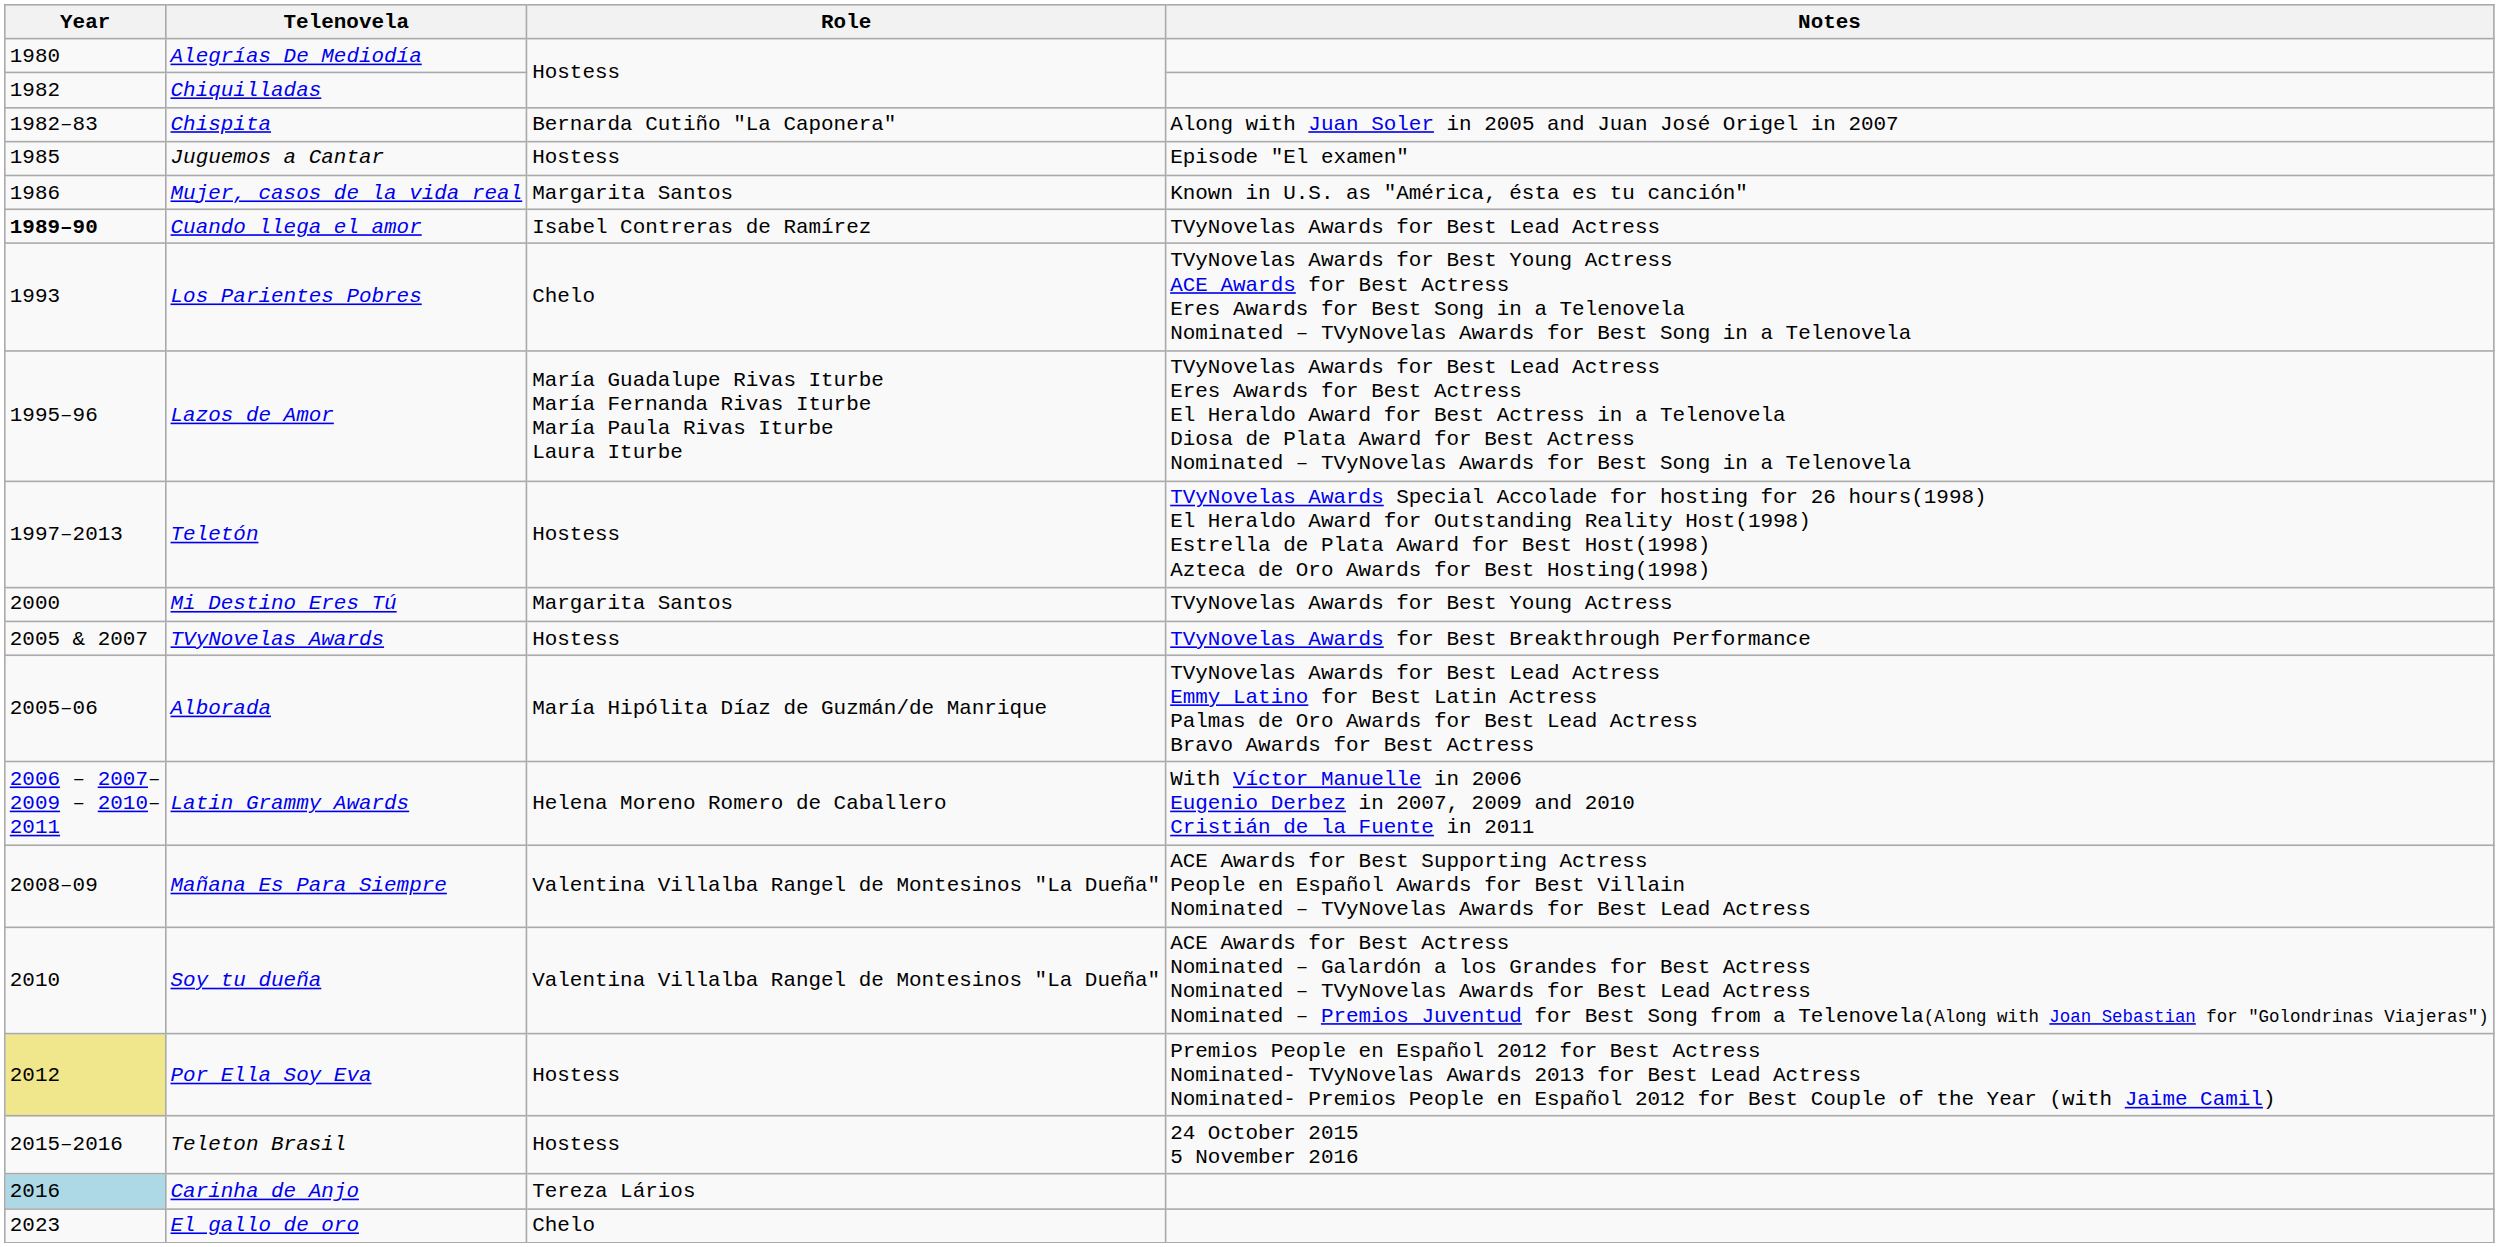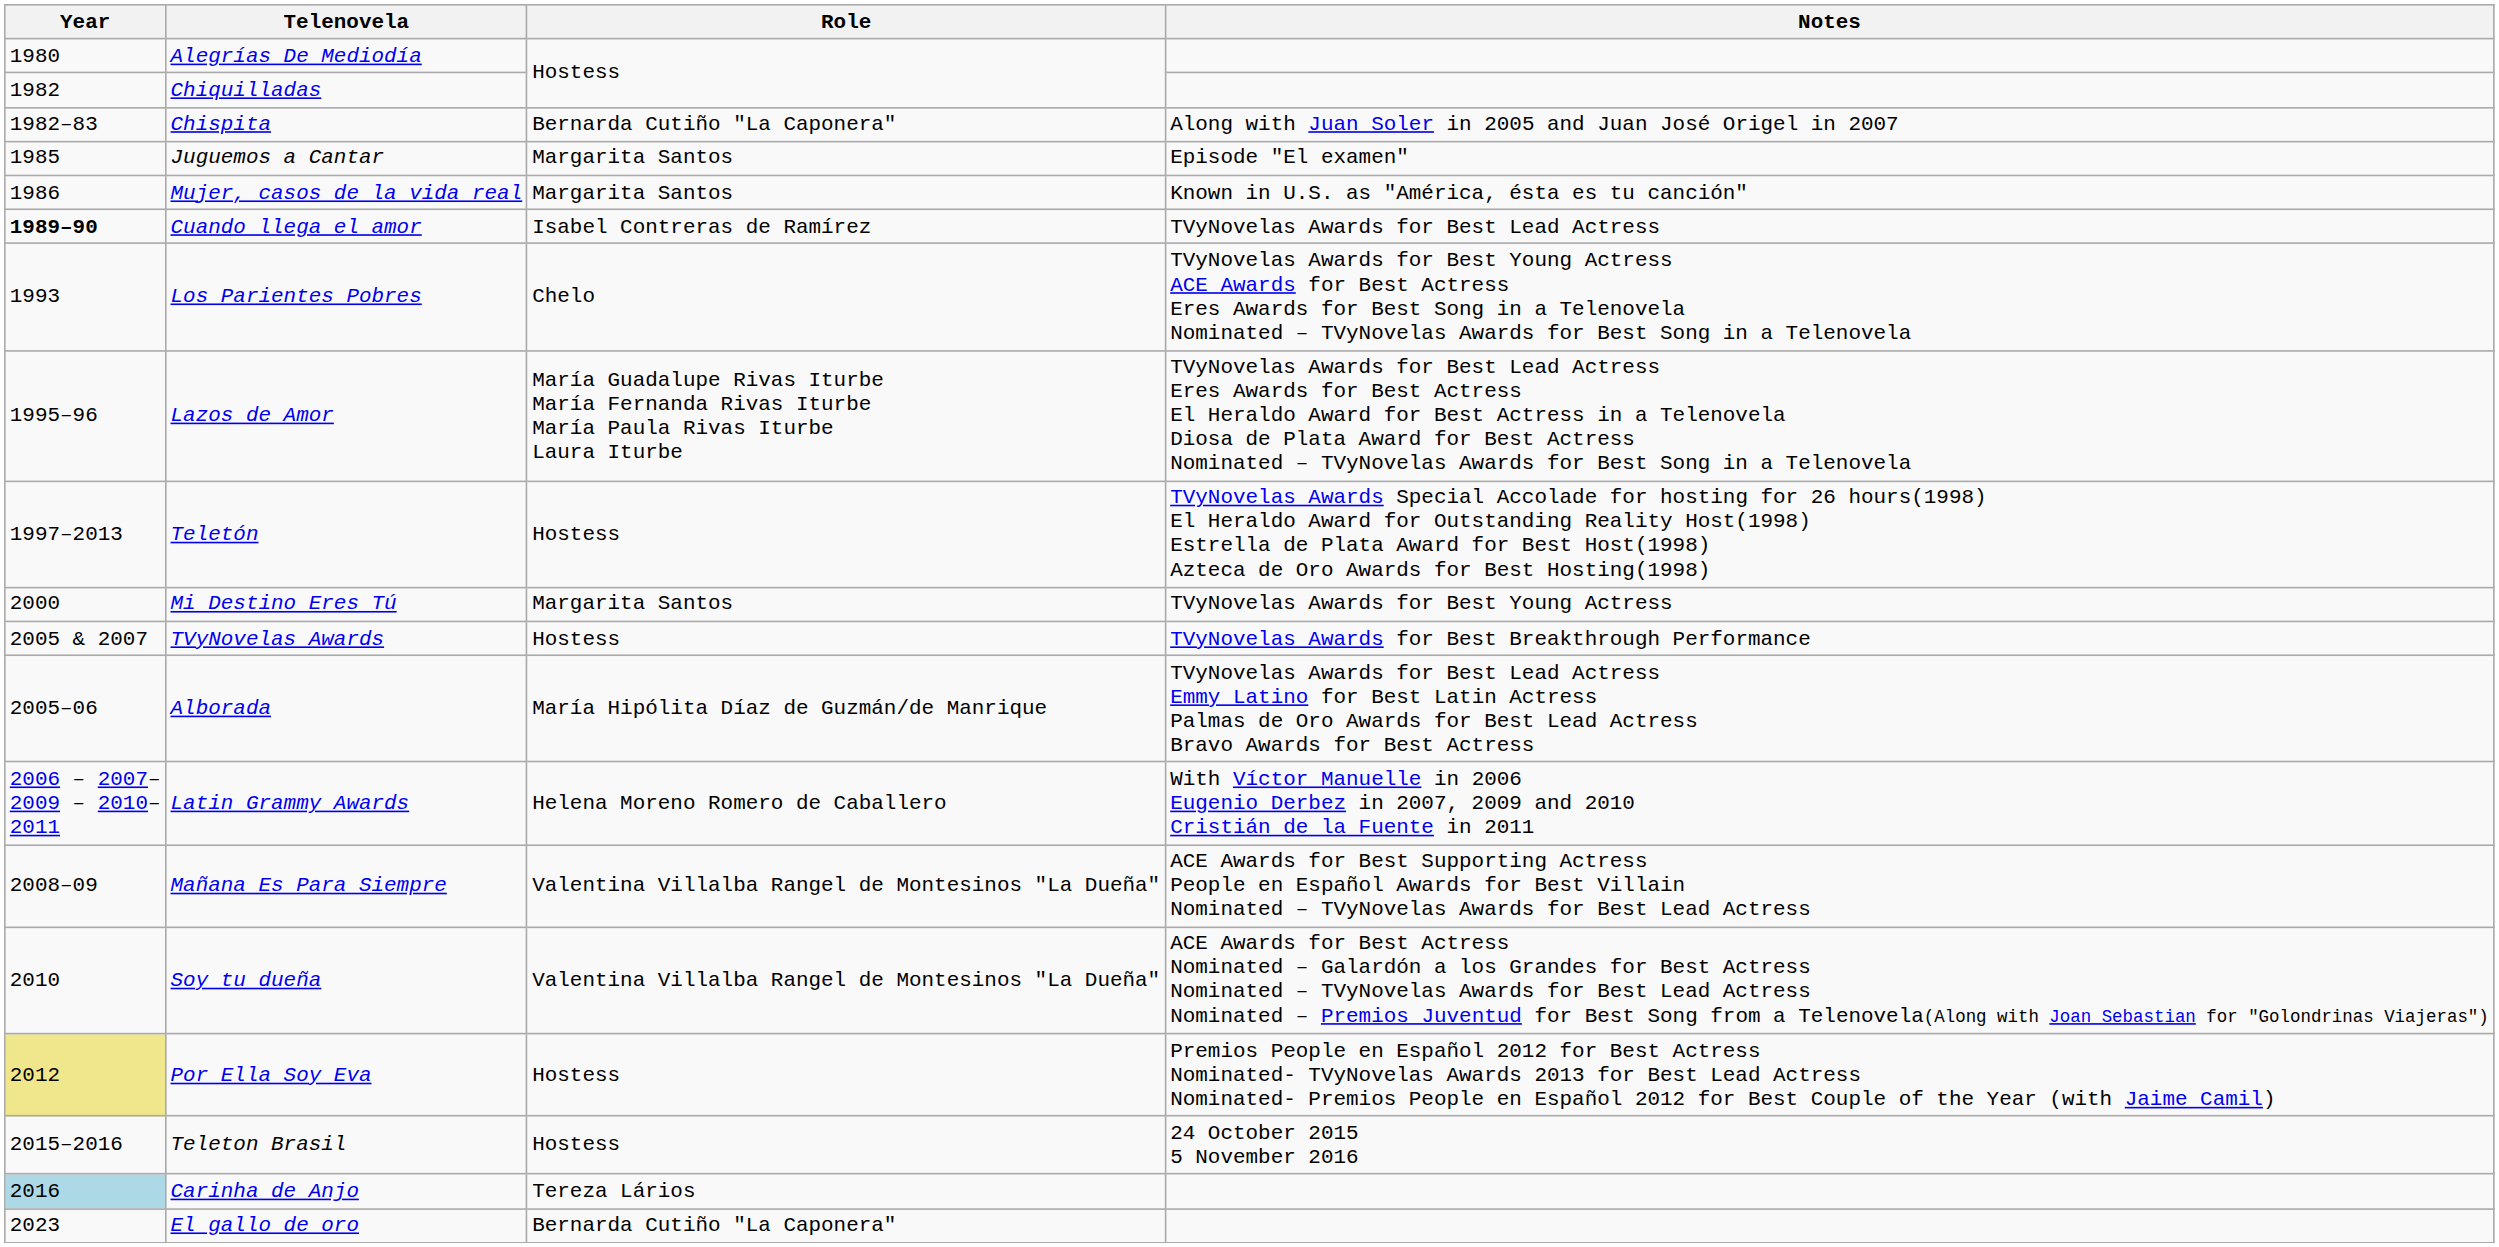(576, 158) Hostess -> (633, 158) Margarita Santos
(564, 1225) Chelo -> (714, 1225) Bernarda Cutiño "La Caponera"
